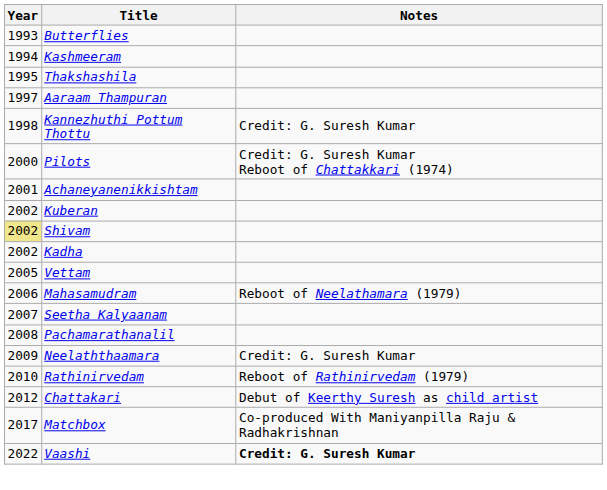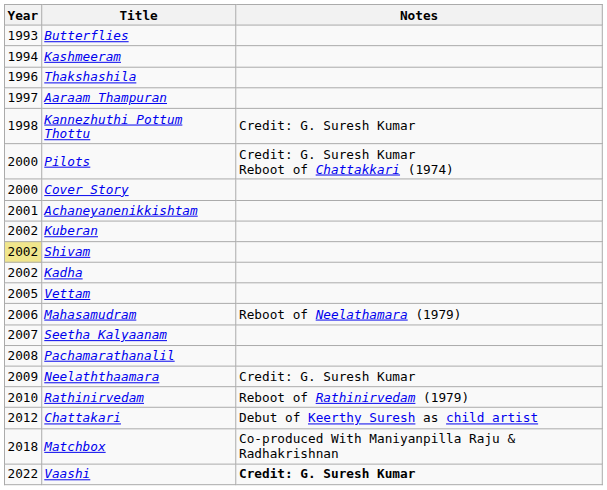(23, 77) 1995 -> (23, 77) 1996
+ row: (86, 190)
(23, 425) 2017 -> (23, 446) 2018
